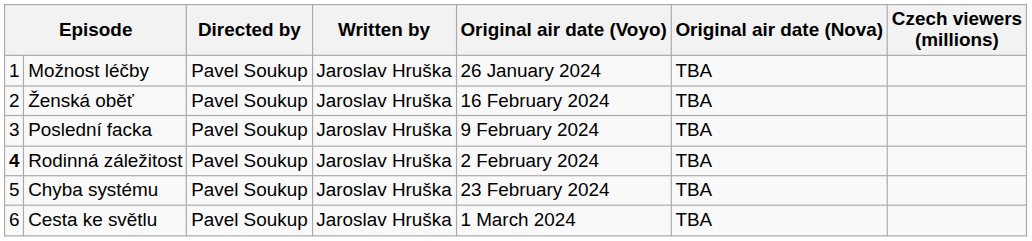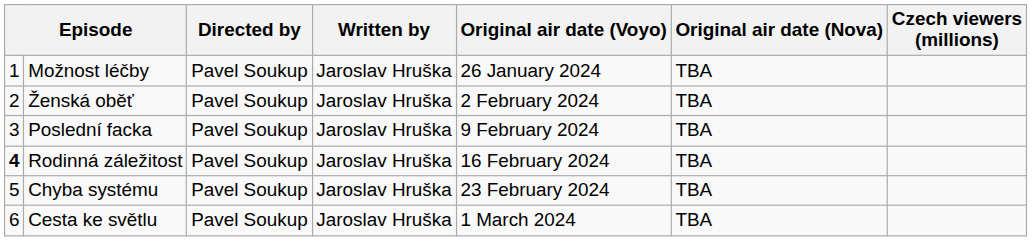(535, 100) 16 February 2024 -> (530, 100) 2 February 2024
(530, 160) 2 February 2024 -> (535, 160) 16 February 2024
